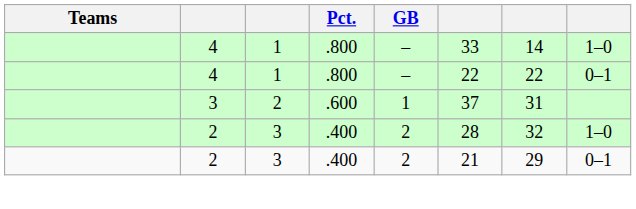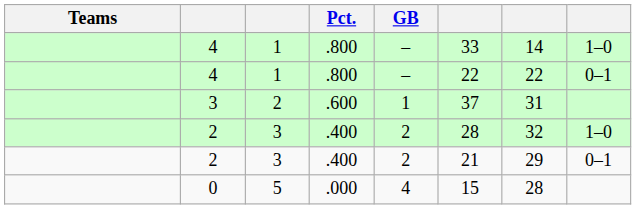+ row: (213, 189)
